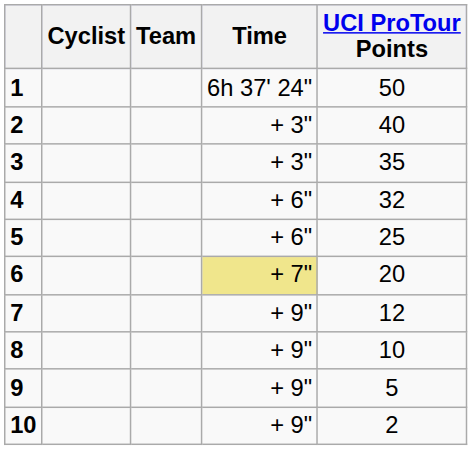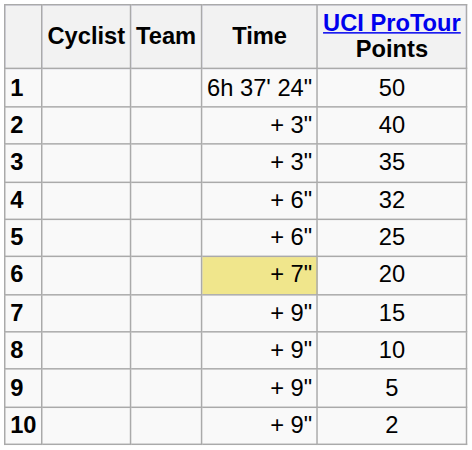(392, 312) 12 -> (392, 312) 15
